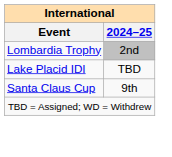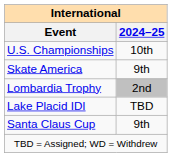+ row: (60, 50)
+ row: (45, 69)
